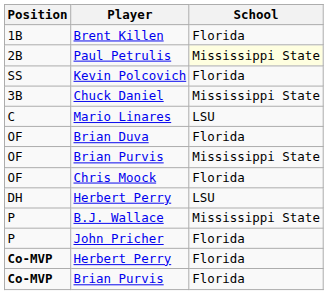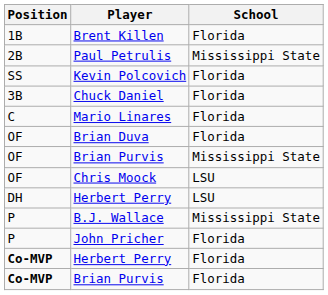(256, 55) lightyellow background -> (256, 55) no background
(256, 96) Mississippi State -> (218, 96) Florida
(203, 116) LSU -> (218, 116) Florida
(218, 177) Florida -> (203, 177) LSU
